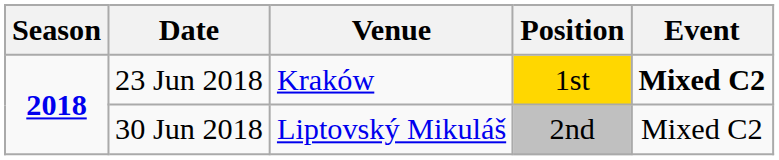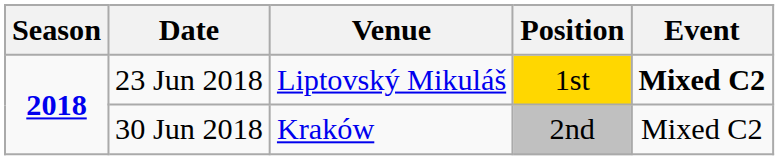(326, 79) Kraków -> (392, 79) Liptovský Mikuláš
(392, 129) Liptovský Mikuláš -> (326, 129) Kraków
